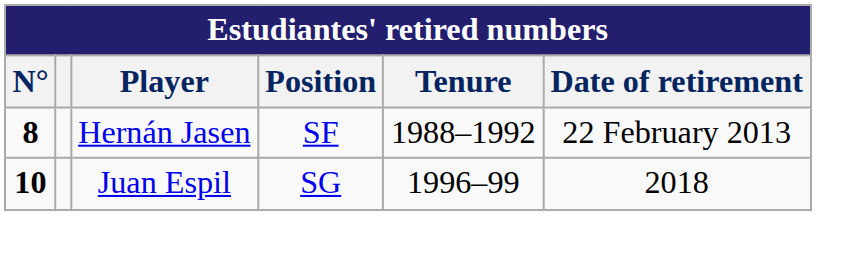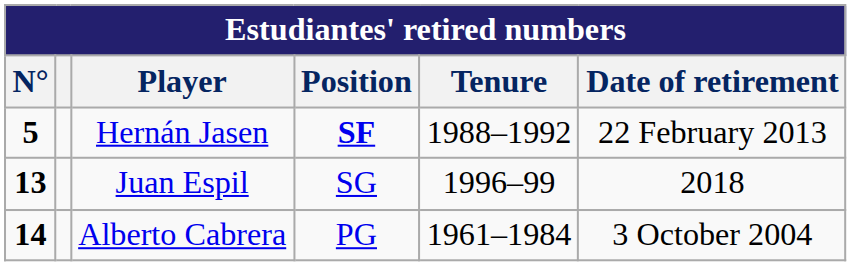(30, 132) 8 -> (30, 132) 5
(321, 132) normal -> (356, 132) bold
(30, 183) 10 -> (30, 183) 13
+ row: (182, 234)
